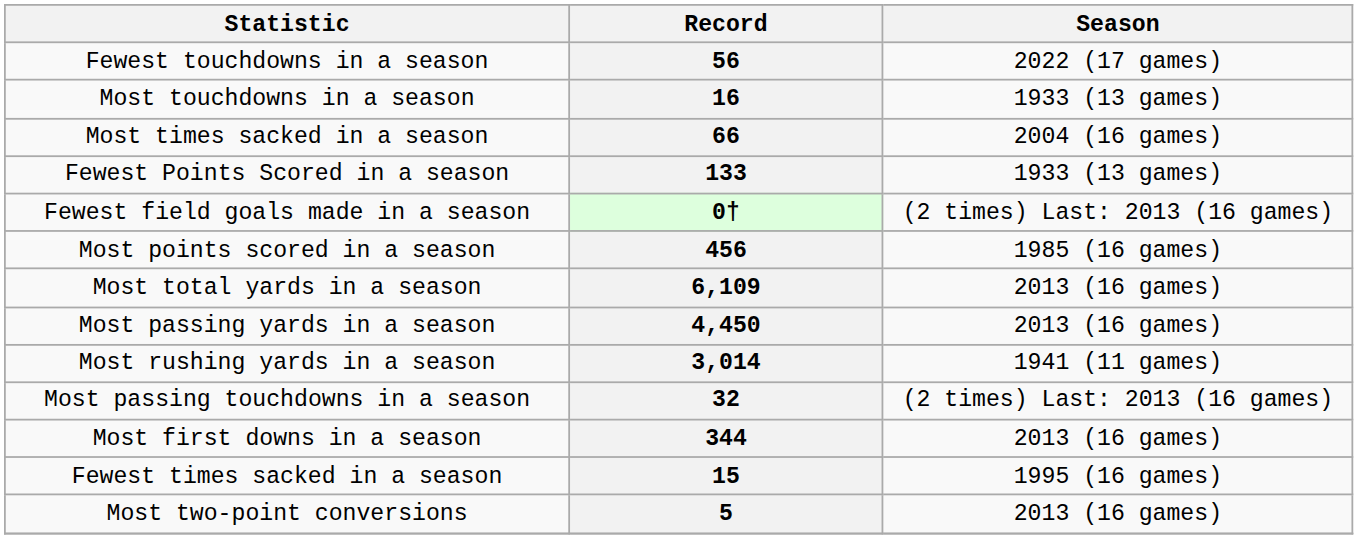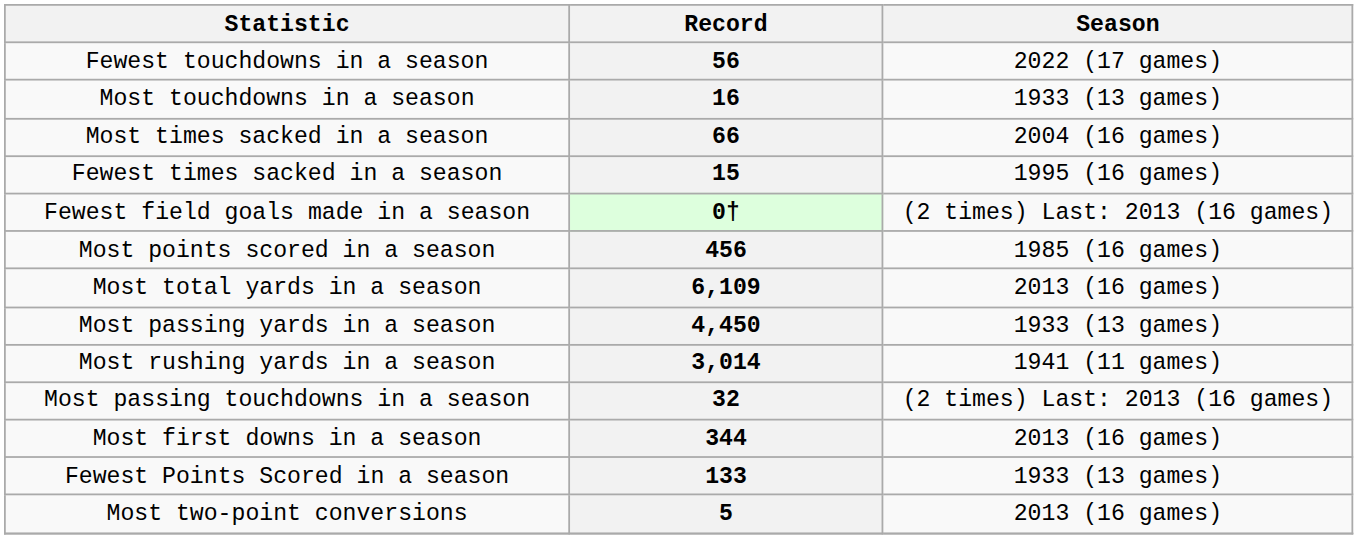rows swapped: (726, 476) <-> (726, 175)
(1118, 325) 2013 (16 games) -> (1118, 325) 1933 (13 games)
